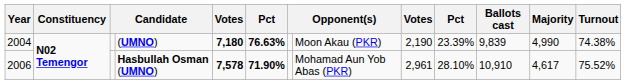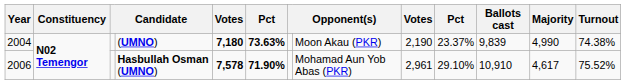(267, 42) 76.63% -> (267, 42) 73.63%
(456, 42) 23.39% -> (456, 42) 23.37%
(456, 65) 28.10% -> (456, 65) 29.10%
